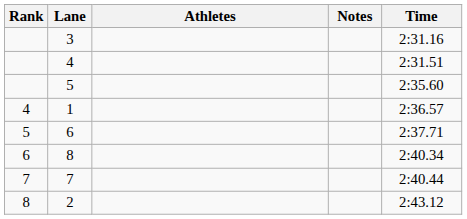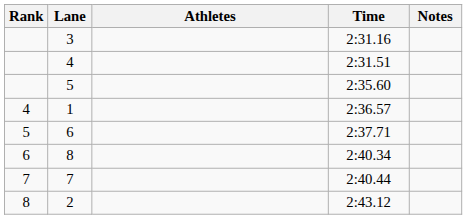columns swapped: (421, 16) <-> (355, 16)
